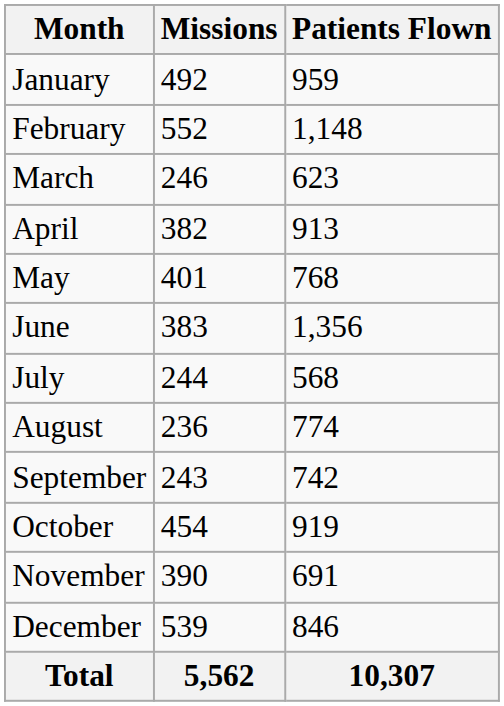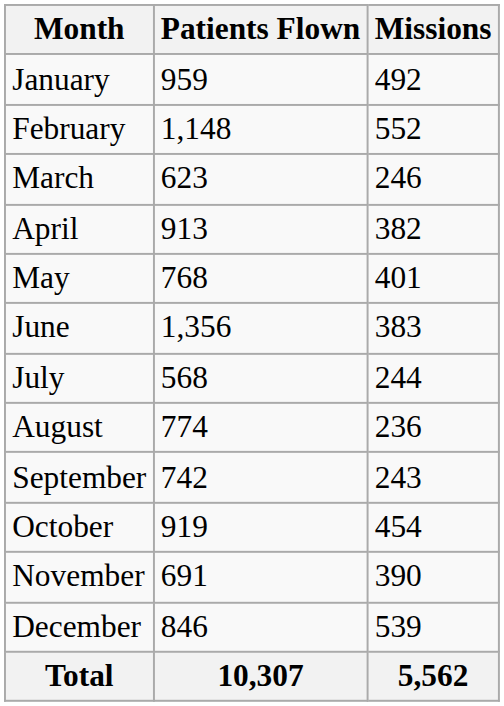columns swapped: (392, 29) <-> (219, 29)
